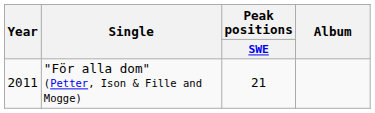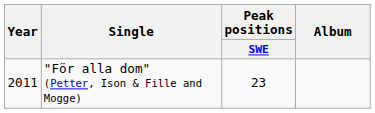(259, 83) 21 -> (259, 83) 23
